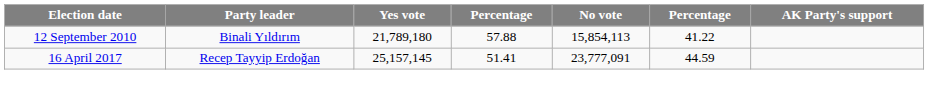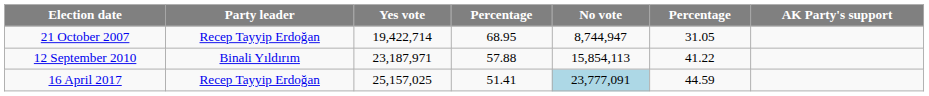+ row: (85, 37)
(402, 37) 21,789,180 -> (402, 59) 23,187,971
(402, 59) 25,157,145 -> (402, 80) 25,157,025
(601, 59) no background -> (601, 80) lightblue background
